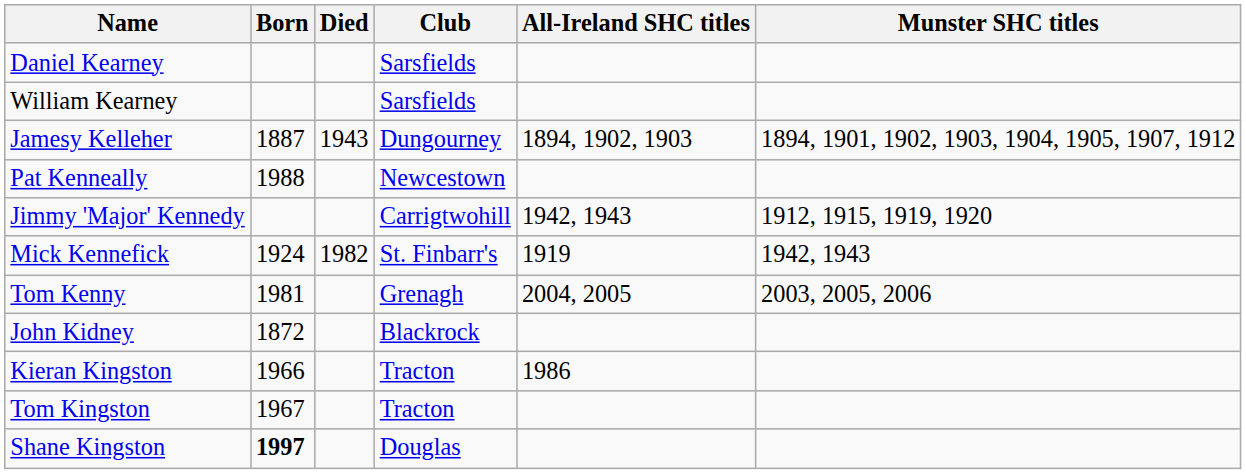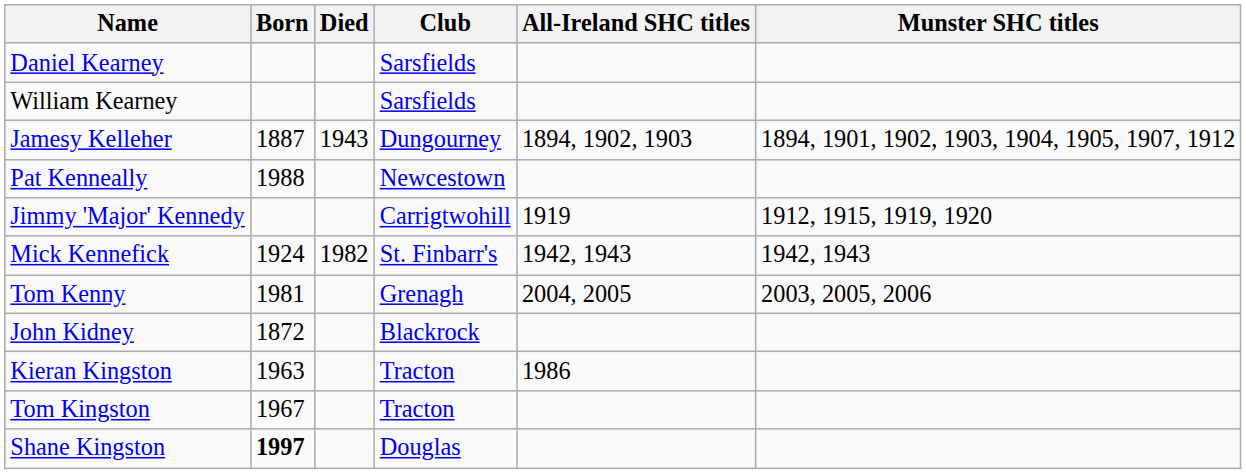(577, 216) 1942, 1943 -> (546, 216) 1919
(546, 255) 1919 -> (577, 255) 1942, 1943
(280, 370) 1966 -> (280, 370) 1963
